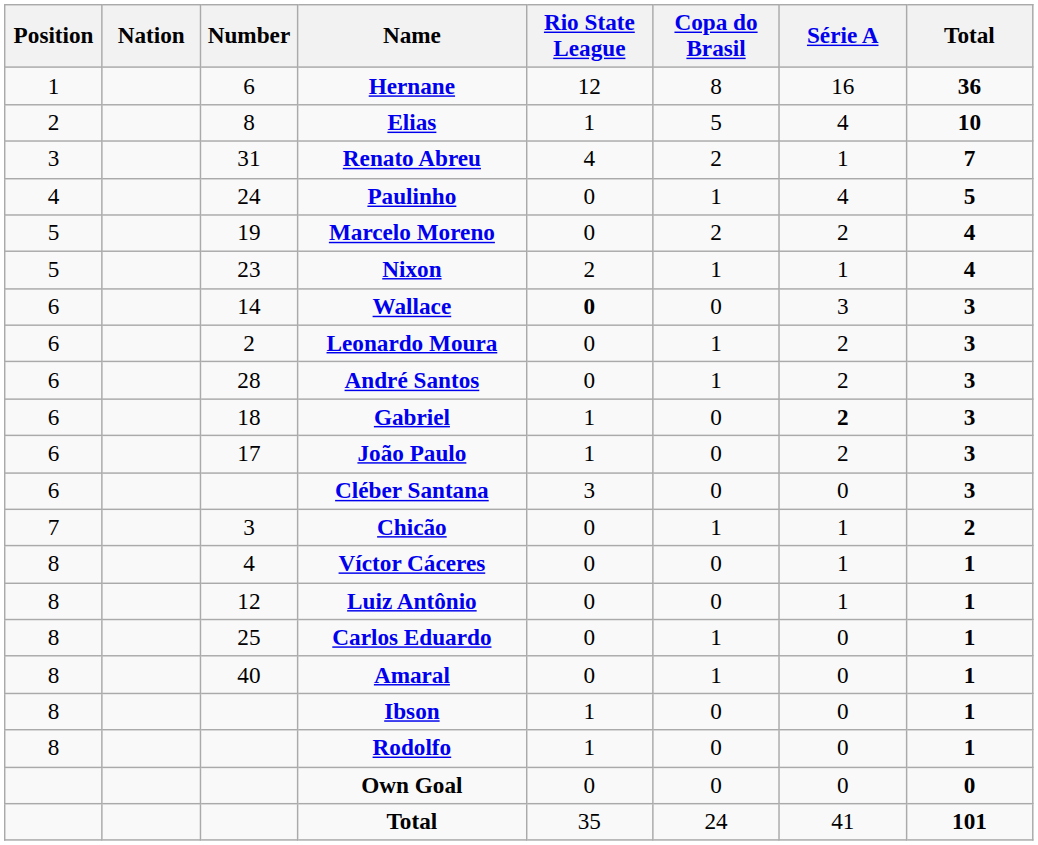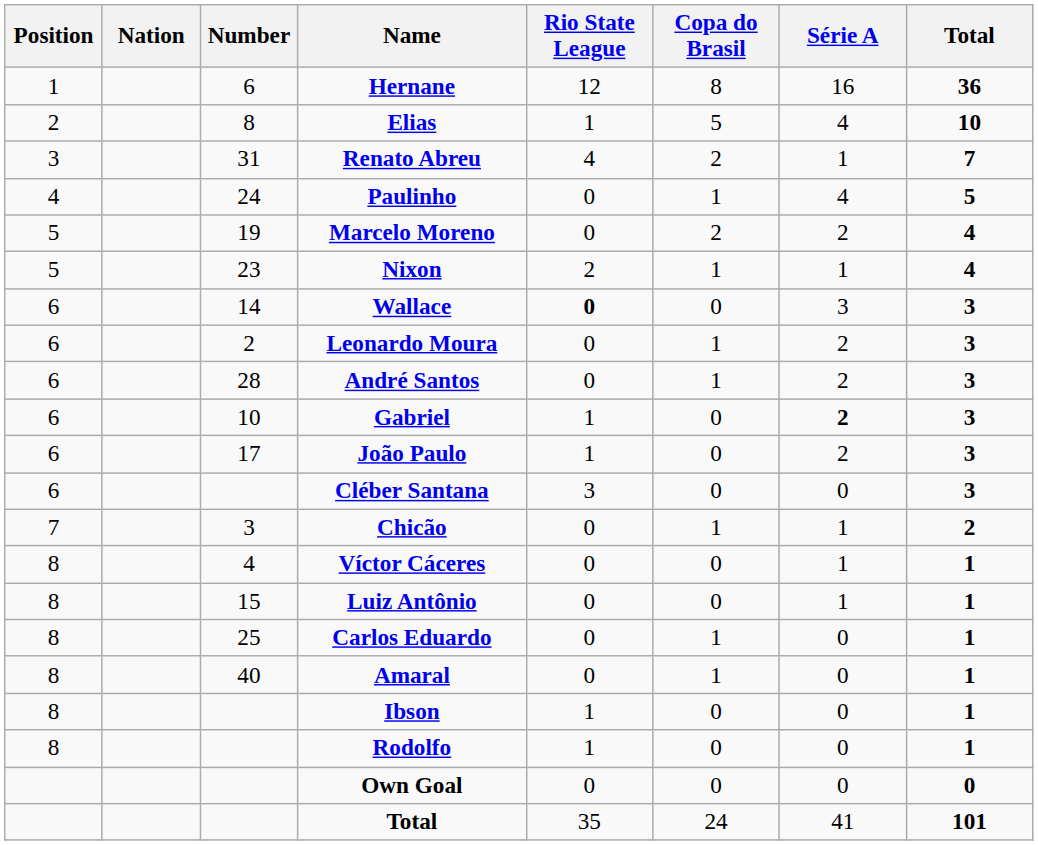(249, 416) 18 -> (249, 416) 10
(249, 600) 12 -> (249, 600) 15
